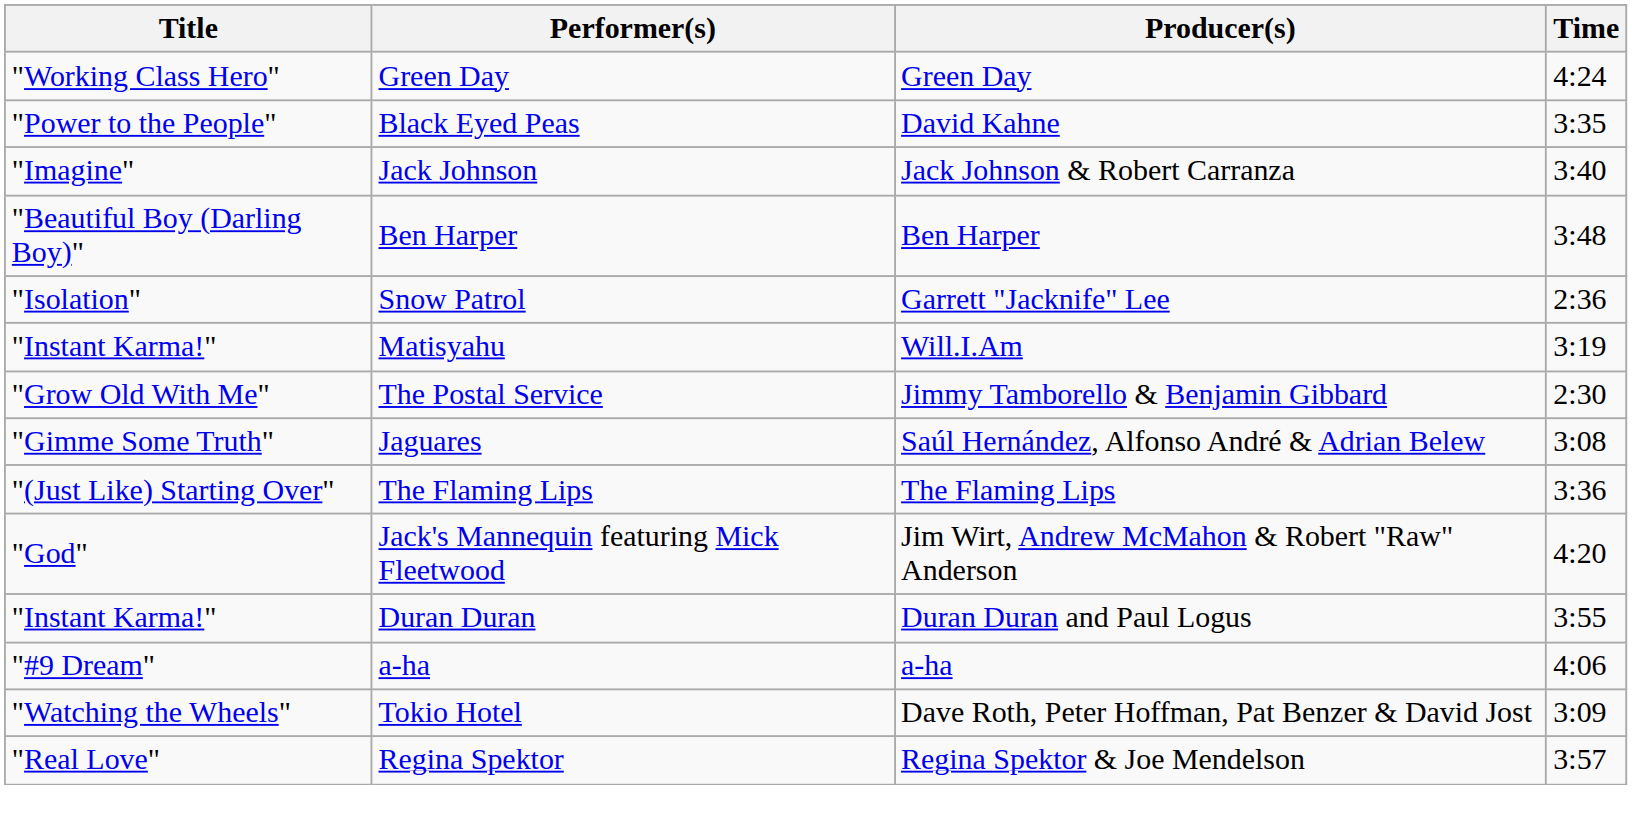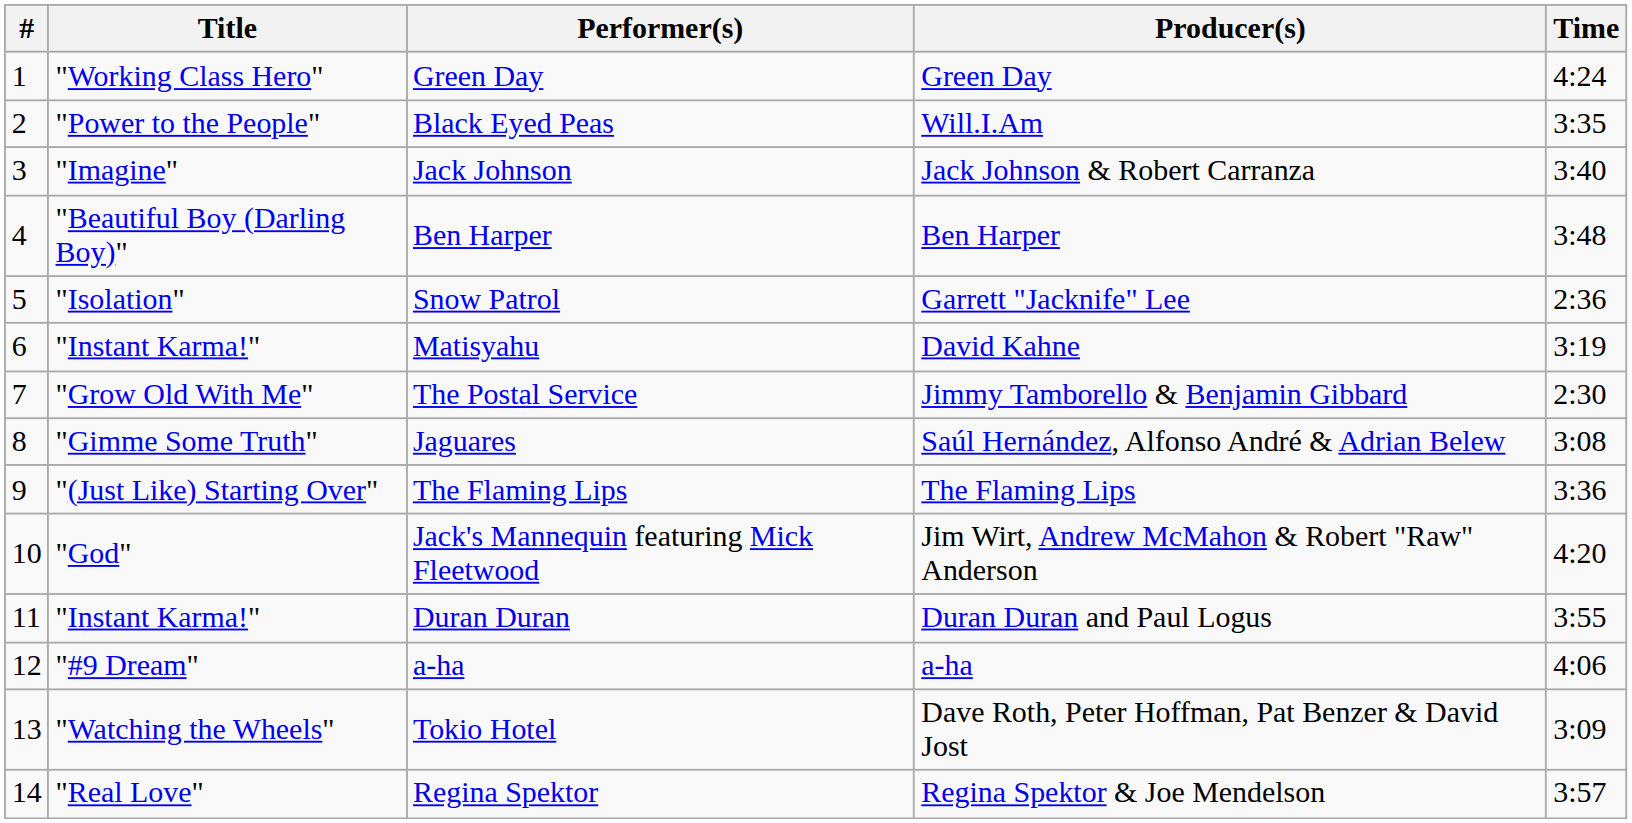+ column: (27, 28)
(980, 123) David Kahne -> (982, 123) Will.I.Am
(962, 346) Will.I.Am -> (1001, 346) David Kahne
